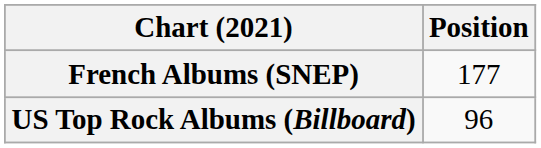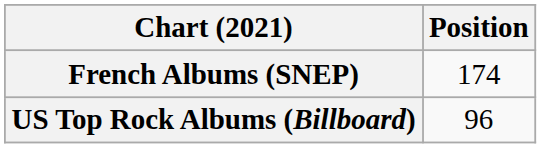(479, 73) 177 -> (479, 73) 174
